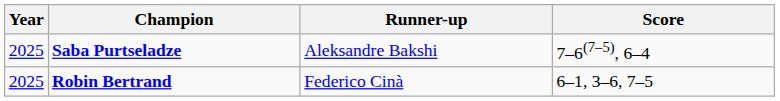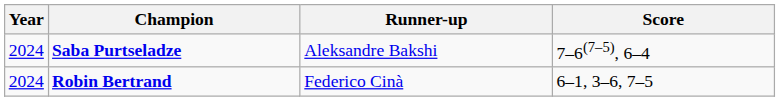(26, 50) 2025 -> (26, 50) 2024
(26, 81) 2025 -> (26, 81) 2024
